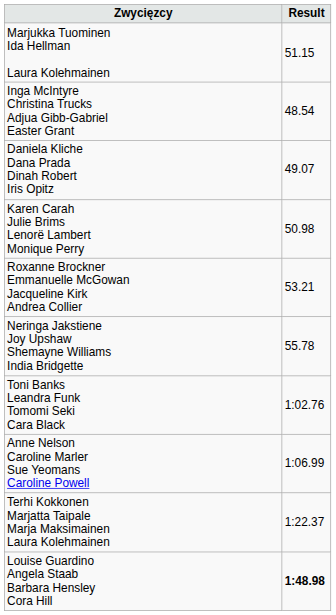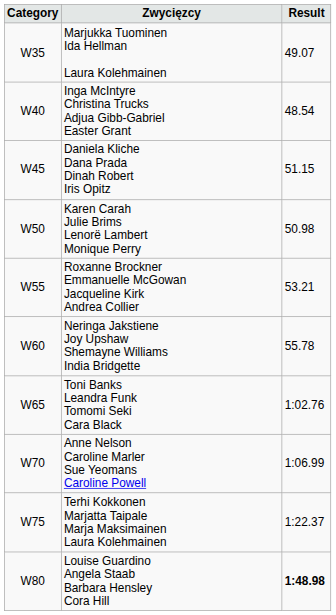+ column: (33, 13)
(300, 52) 51.15 -> (300, 52) 49.07
(300, 170) 49.07 -> (300, 170) 51.15
